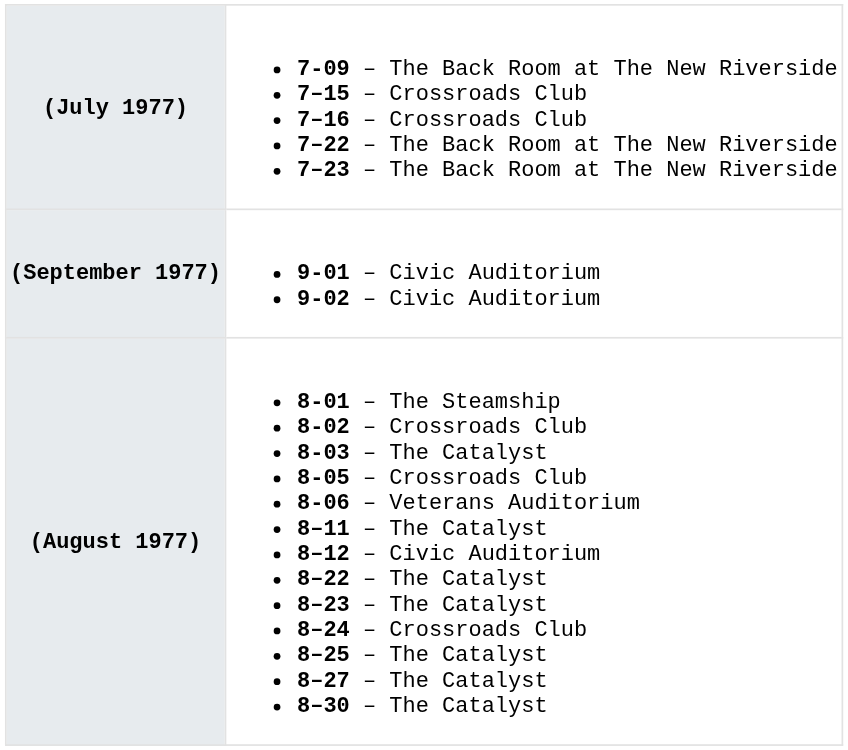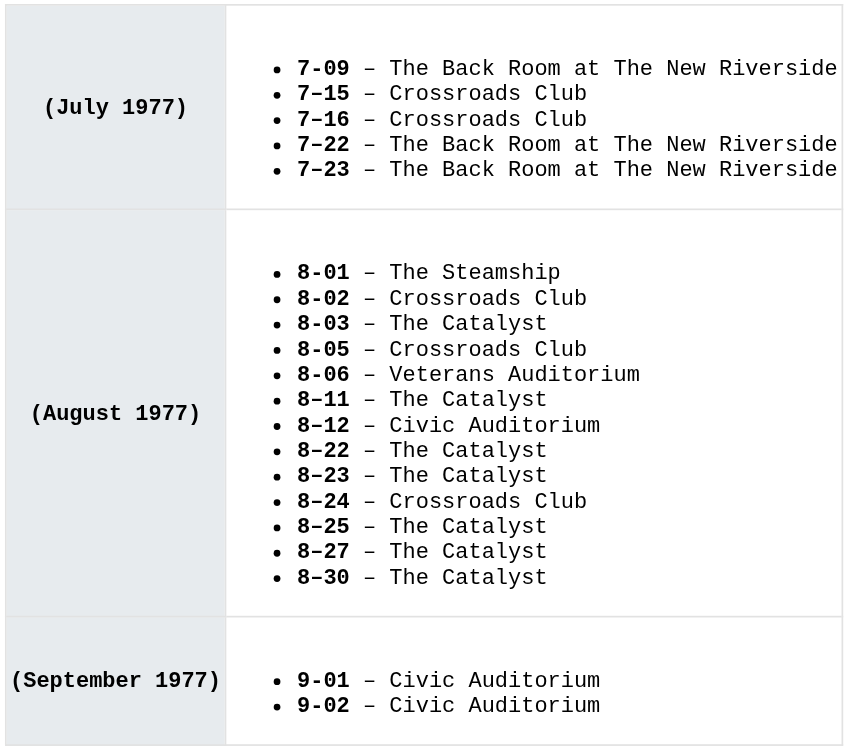rows swapped: (116, 541) <-> (116, 274)
